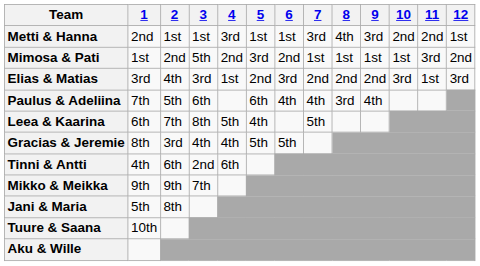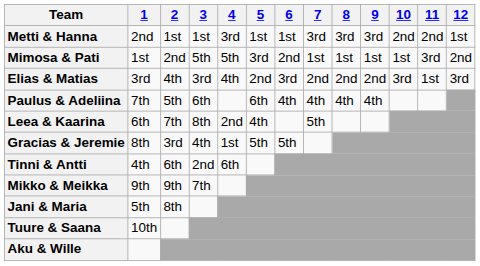(344, 36) 4th -> (345, 36) 3rd
(232, 57) 2nd -> (230, 57) 5th
(230, 79) 1st -> (230, 79) 4th
(345, 100) 3rd -> (344, 100) 4th
(230, 121) 5th -> (232, 121) 2nd
(230, 143) 4th -> (230, 143) 1st
